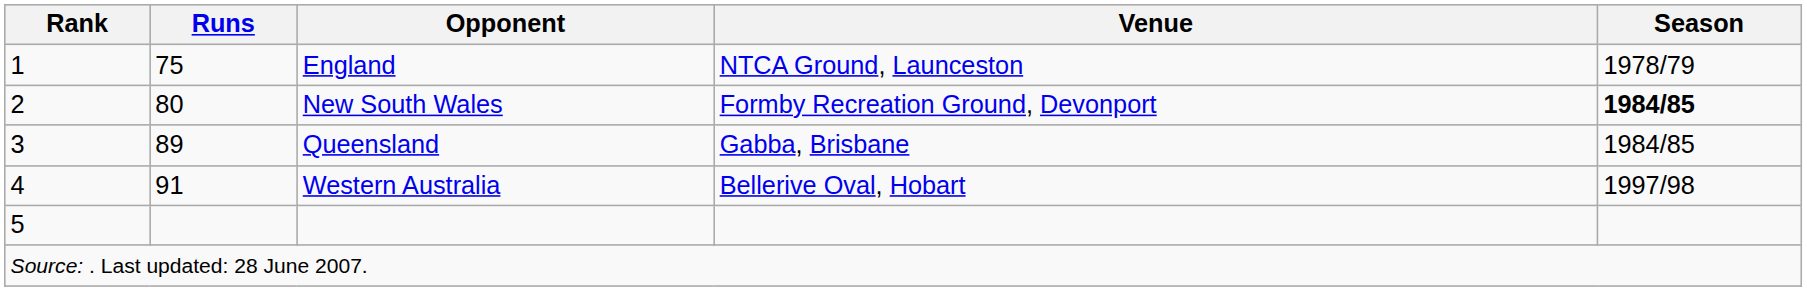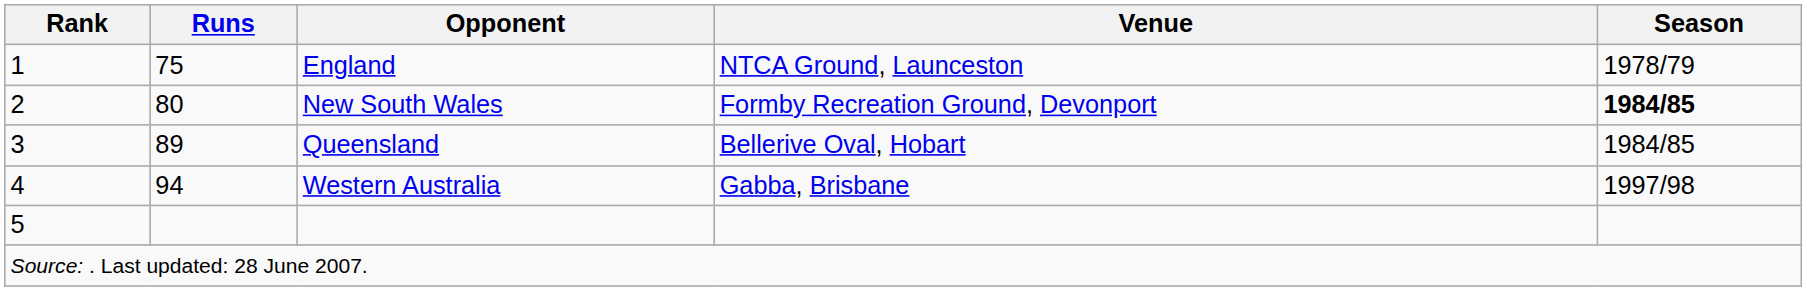(815, 144) Gabba, Brisbane -> (843, 144) Bellerive Oval, Hobart
(169, 184) 91 -> (169, 184) 94
(843, 184) Bellerive Oval, Hobart -> (815, 184) Gabba, Brisbane
